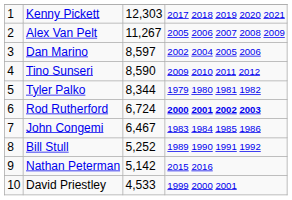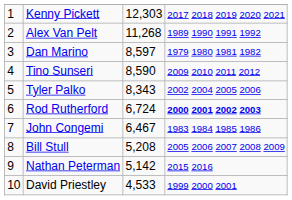(144, 33) 11,267 -> (144, 33) 11,268
(226, 33) 2005 2006 2007 2008 2009 -> (214, 33) 1989 1990 1991 1992
(214, 52) 2002 2004 2005 2006 -> (214, 52) 1979 1980 1981 1982
(141, 90) 8,344 -> (141, 90) 8,343
(214, 90) 1979 1980 1981 1982 -> (214, 90) 2002 2004 2005 2006
(141, 147) 5,252 -> (141, 147) 5,208
(214, 147) 1989 1990 1991 1992 -> (226, 147) 2005 2006 2007 2008 2009
